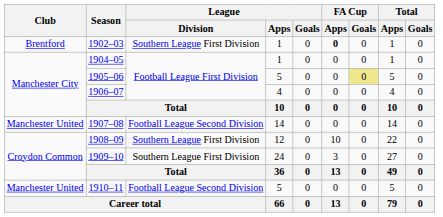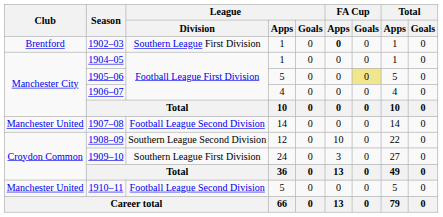(196, 140) Southern League First Division -> (197, 140) Southern League Second Division
